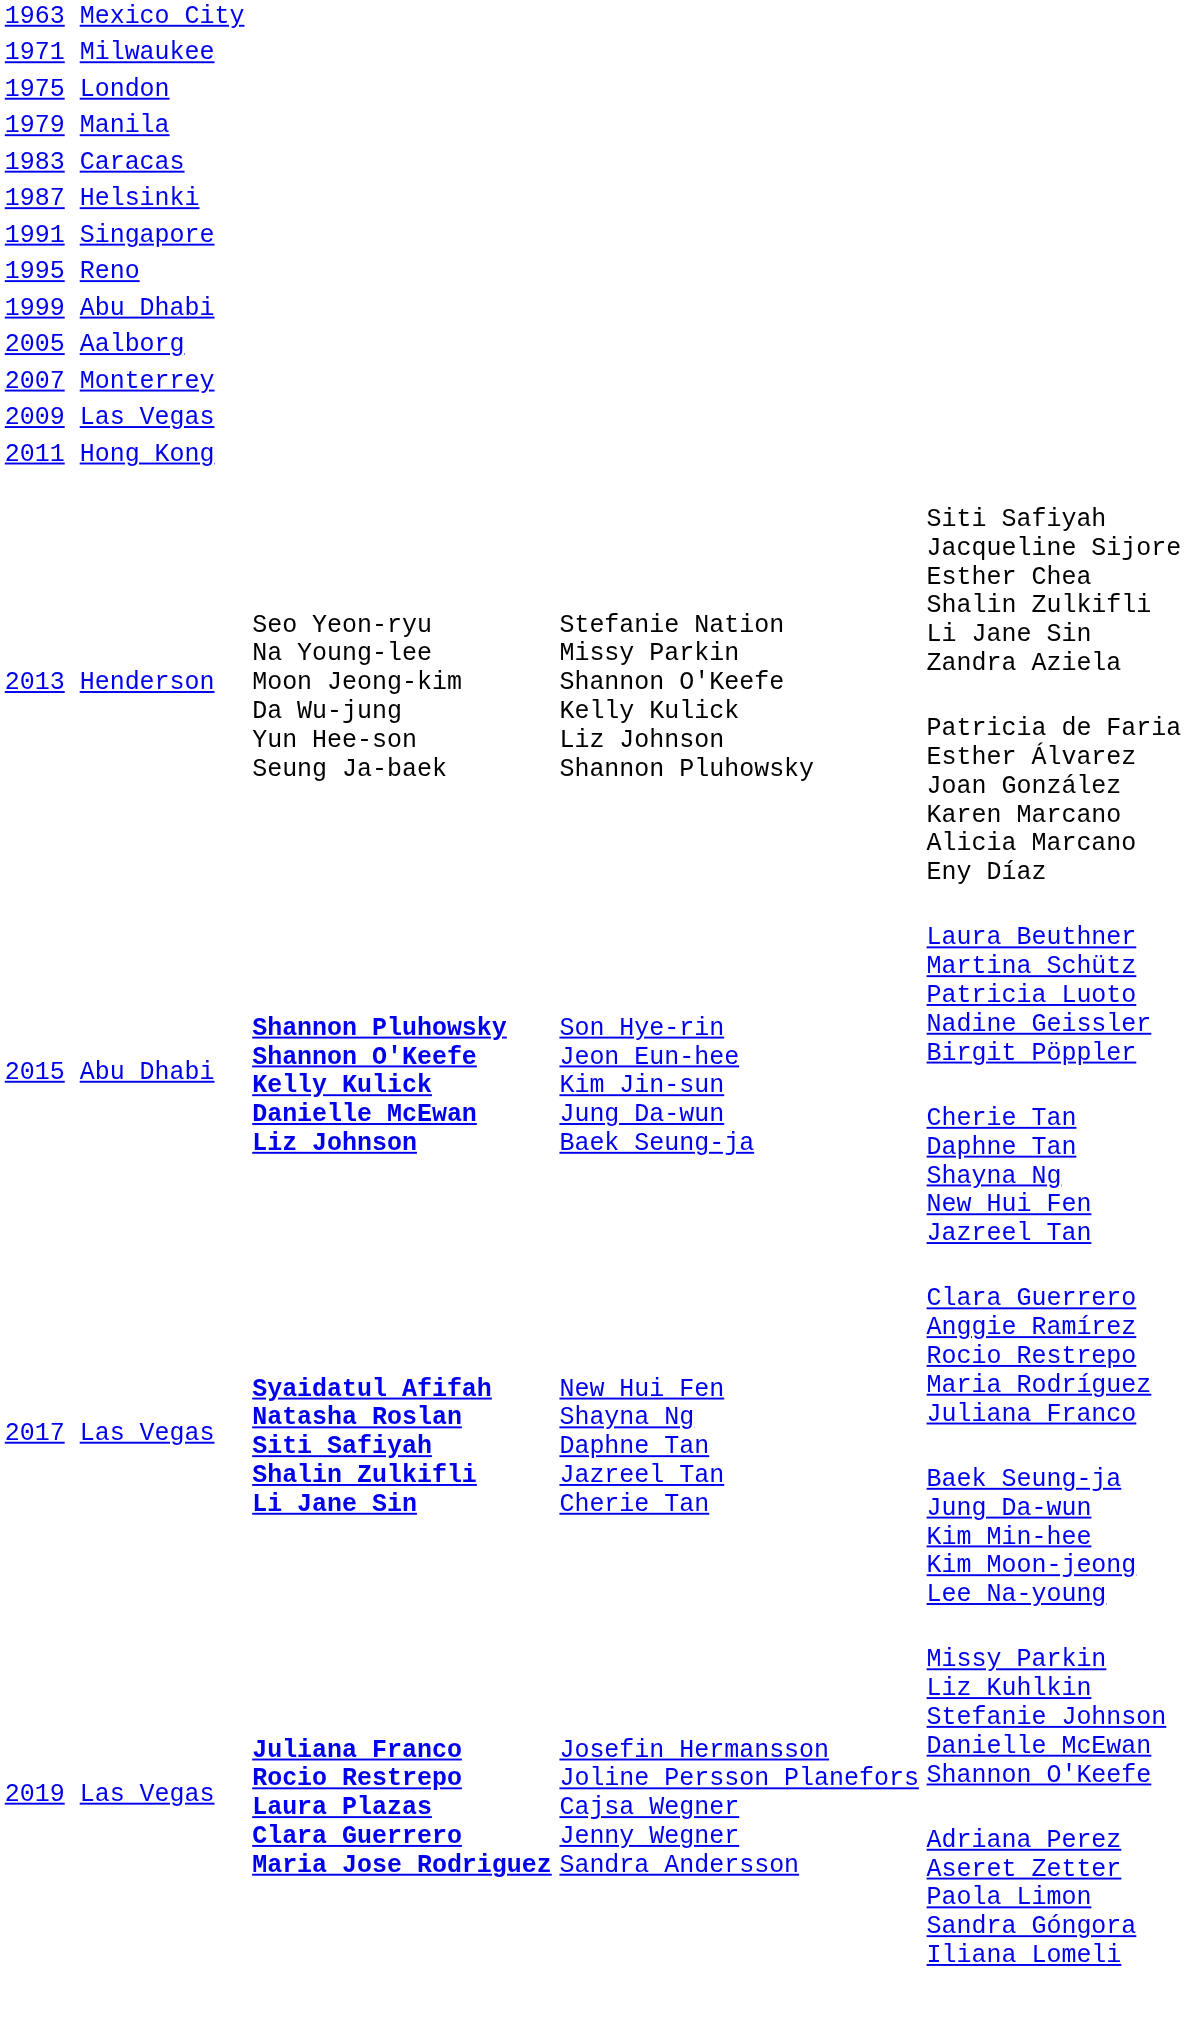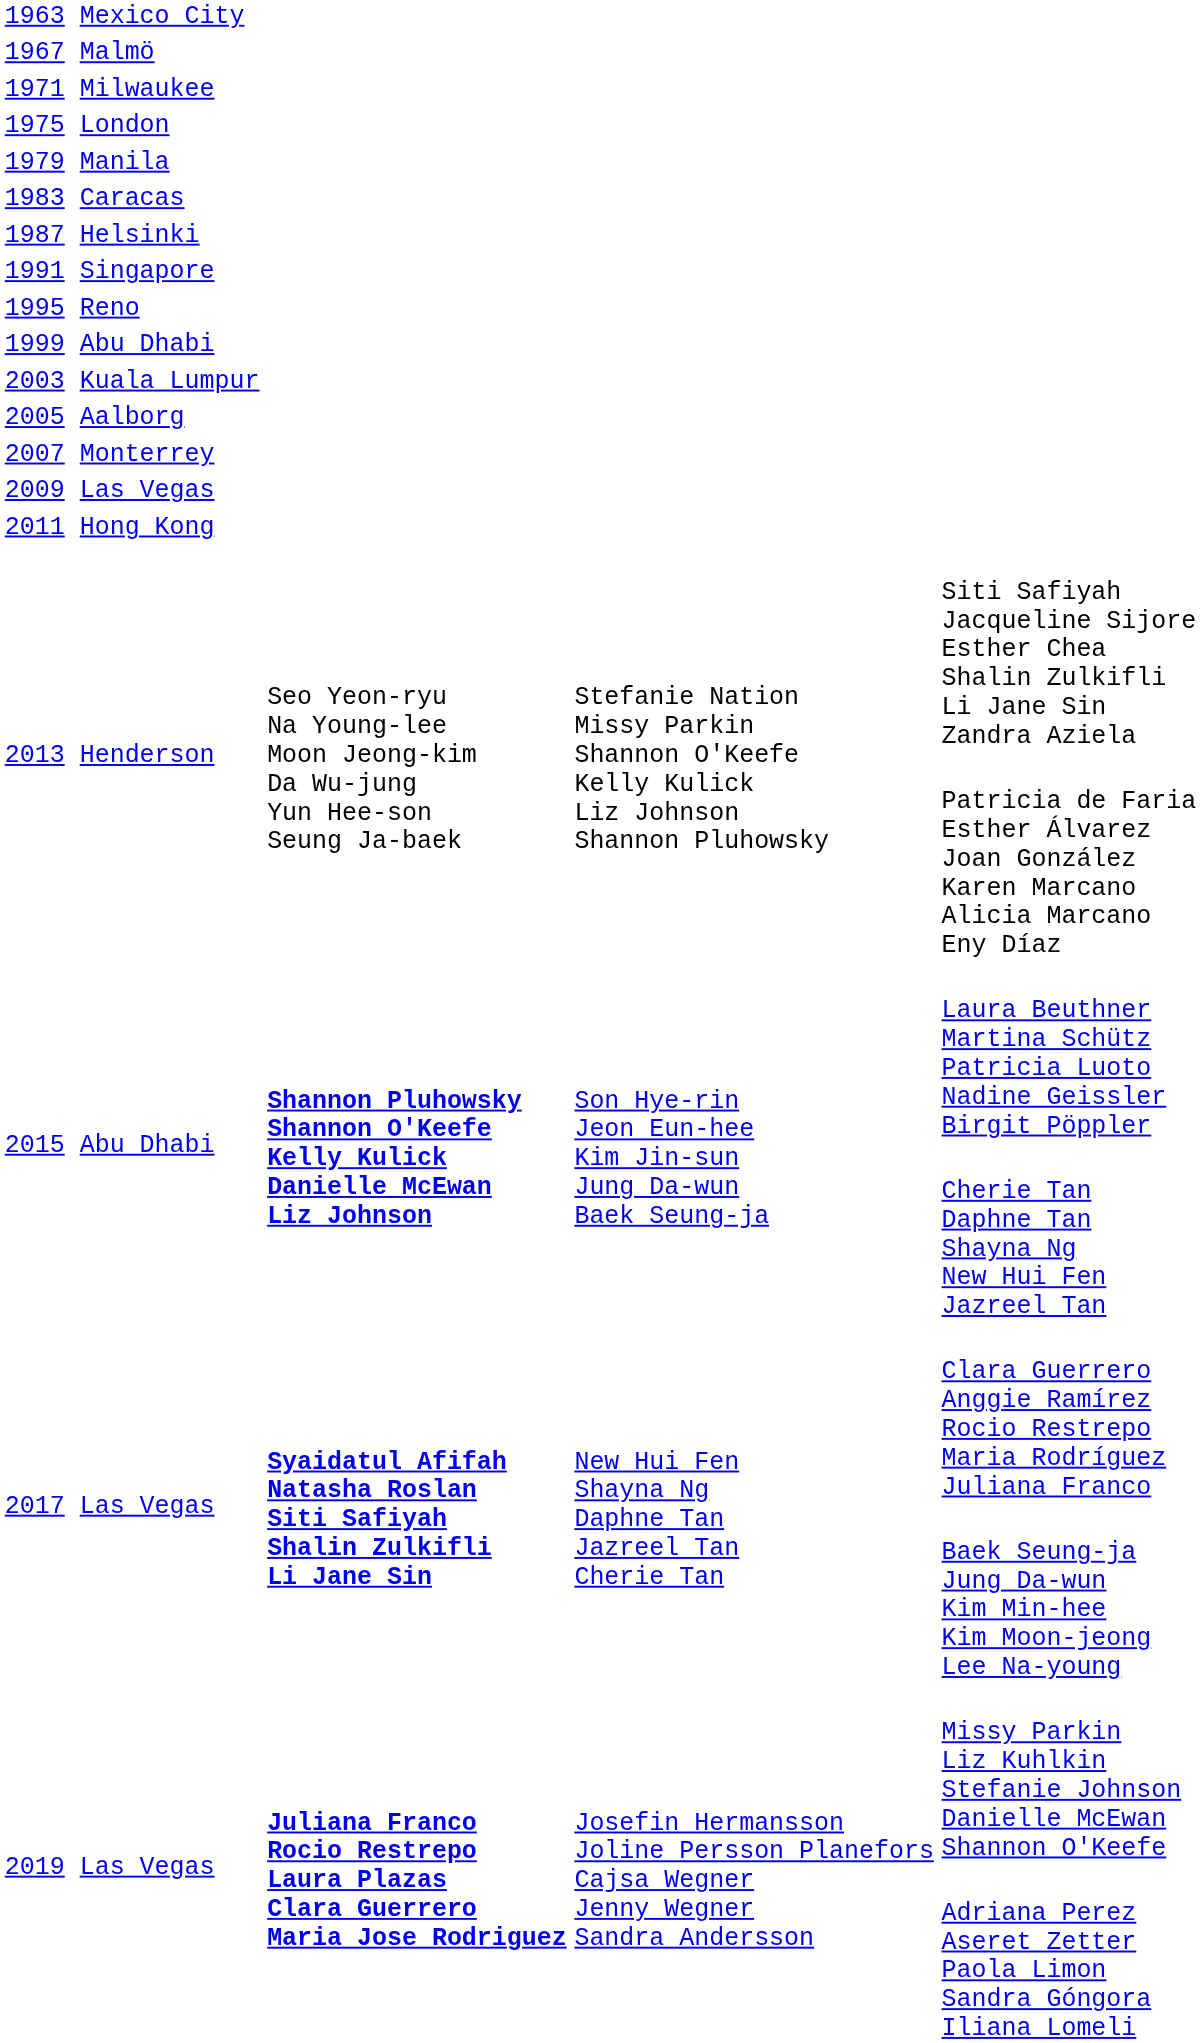+ row: (80, 53)
+ row: (132, 381)
